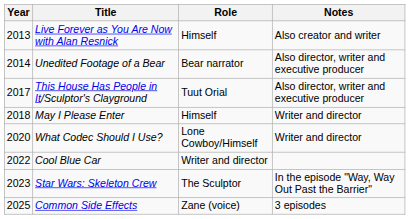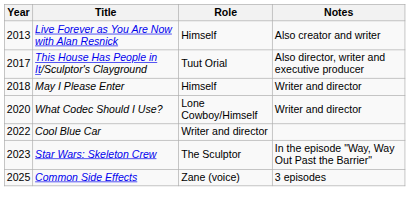- row: (100, 64)
